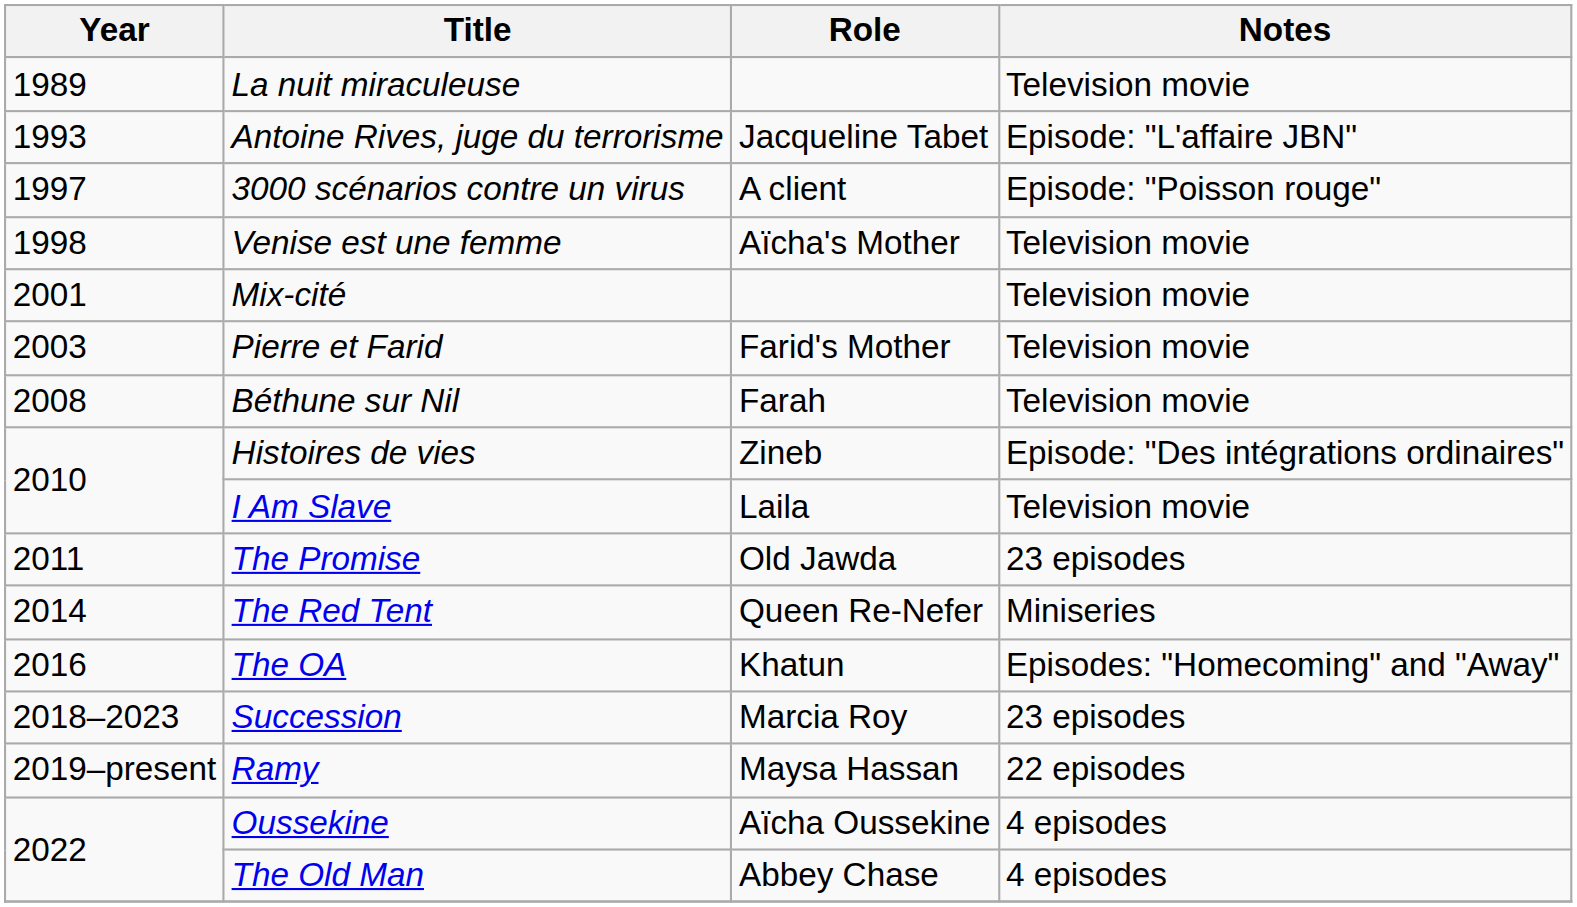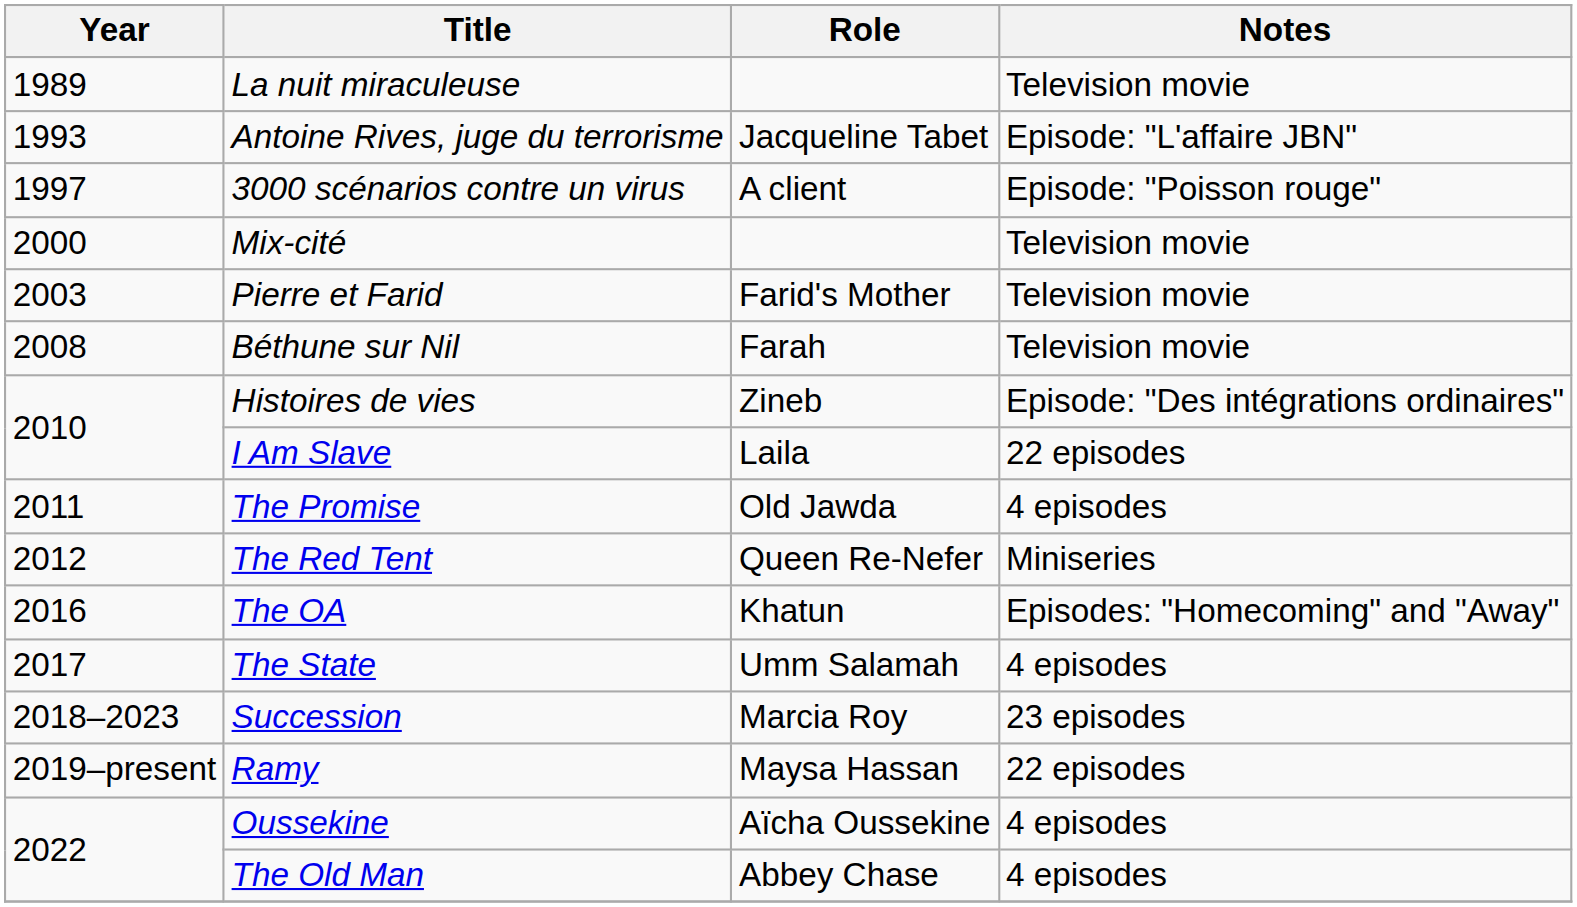- row: (397, 242)
(50, 294) 2001 -> (50, 242) 2000
(1128, 505) Television movie -> (1096, 453) 22 episodes
(1096, 558) 23 episodes -> (1086, 505) 4 episodes
(50, 611) 2014 -> (50, 558) 2012
+ row: (304, 664)
